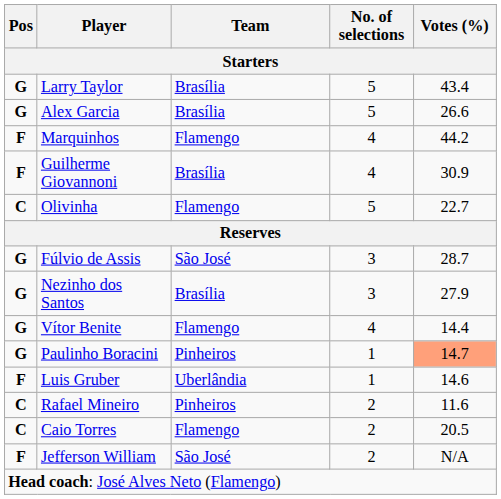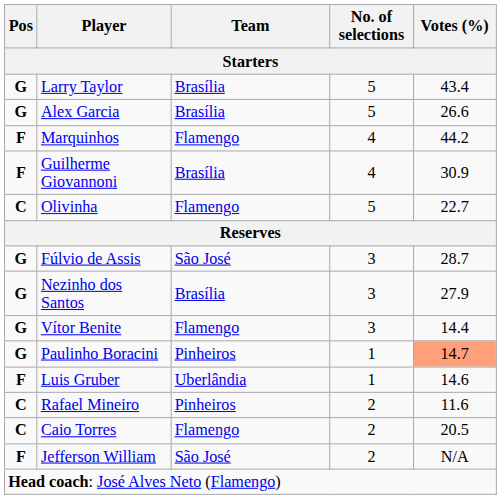(371, 328) 4 -> (371, 328) 3
